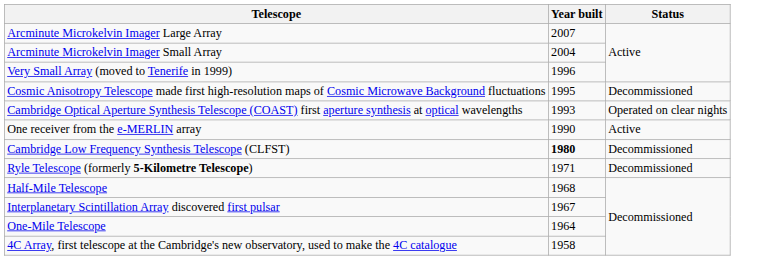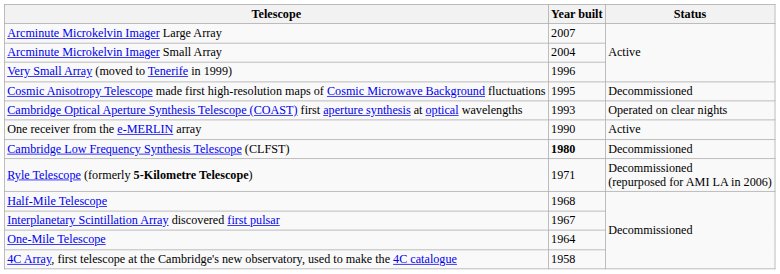(650, 168) Decommissioned -> (690, 175) Decommissioned (repurposed for AMI LA in 2006)
